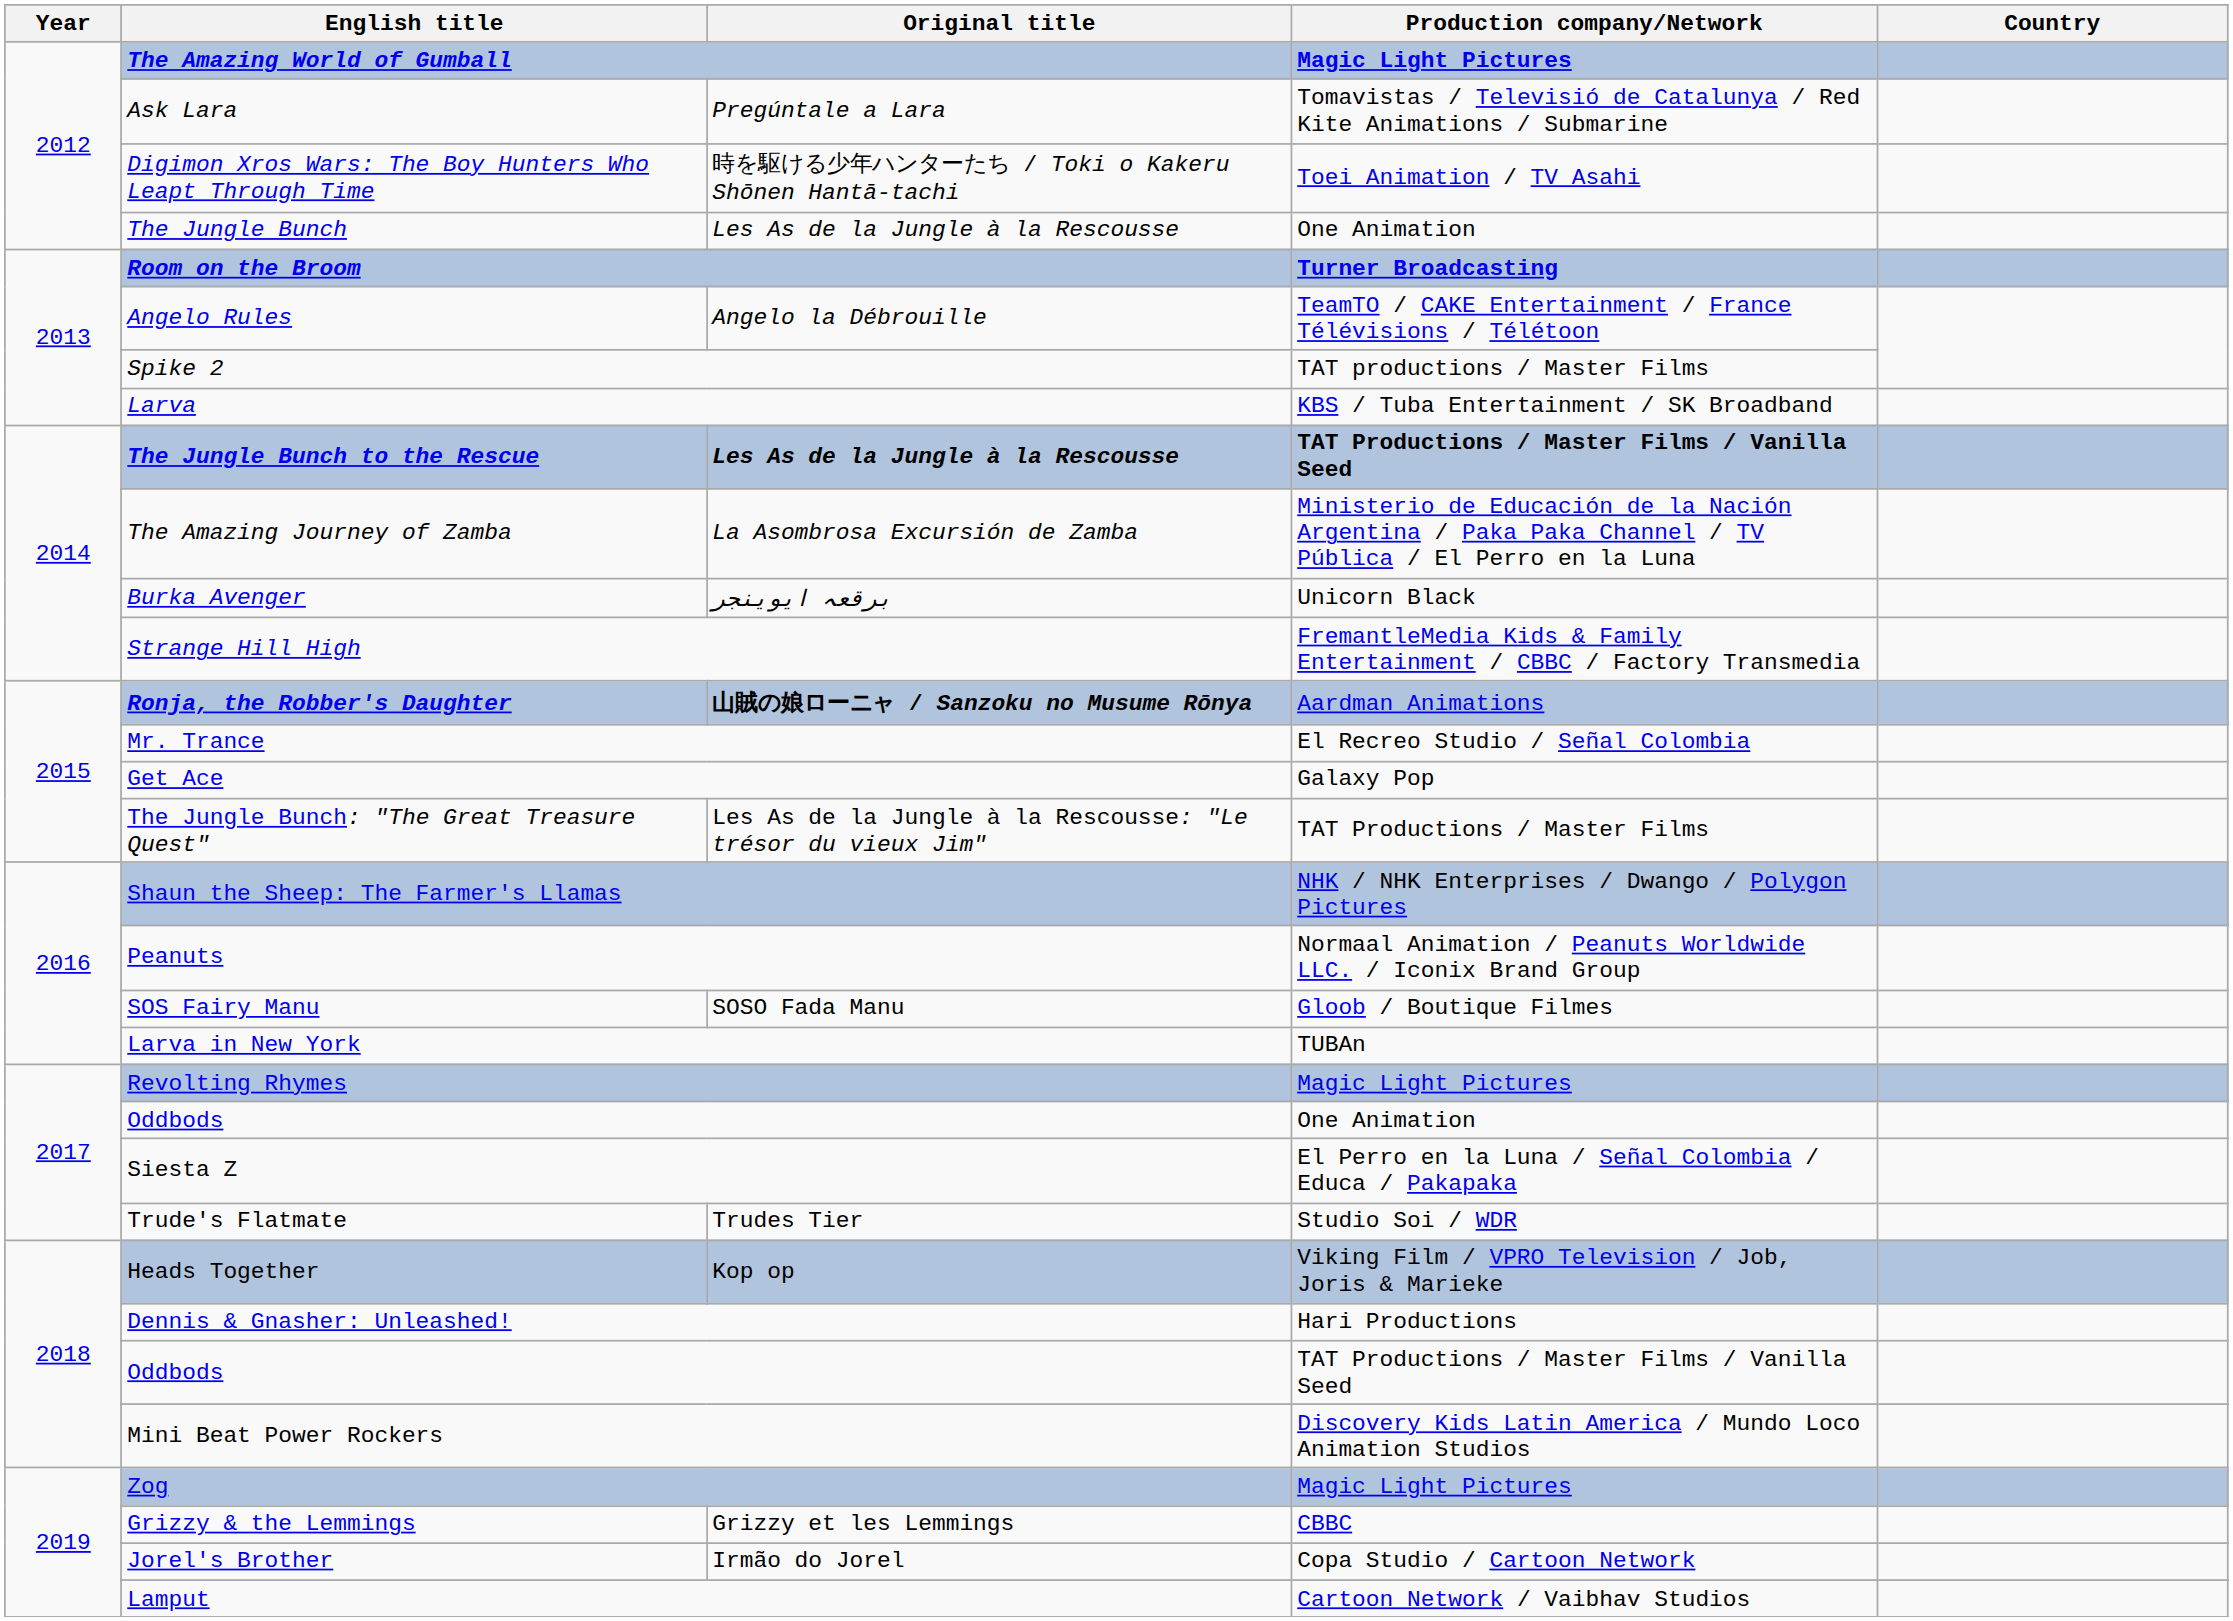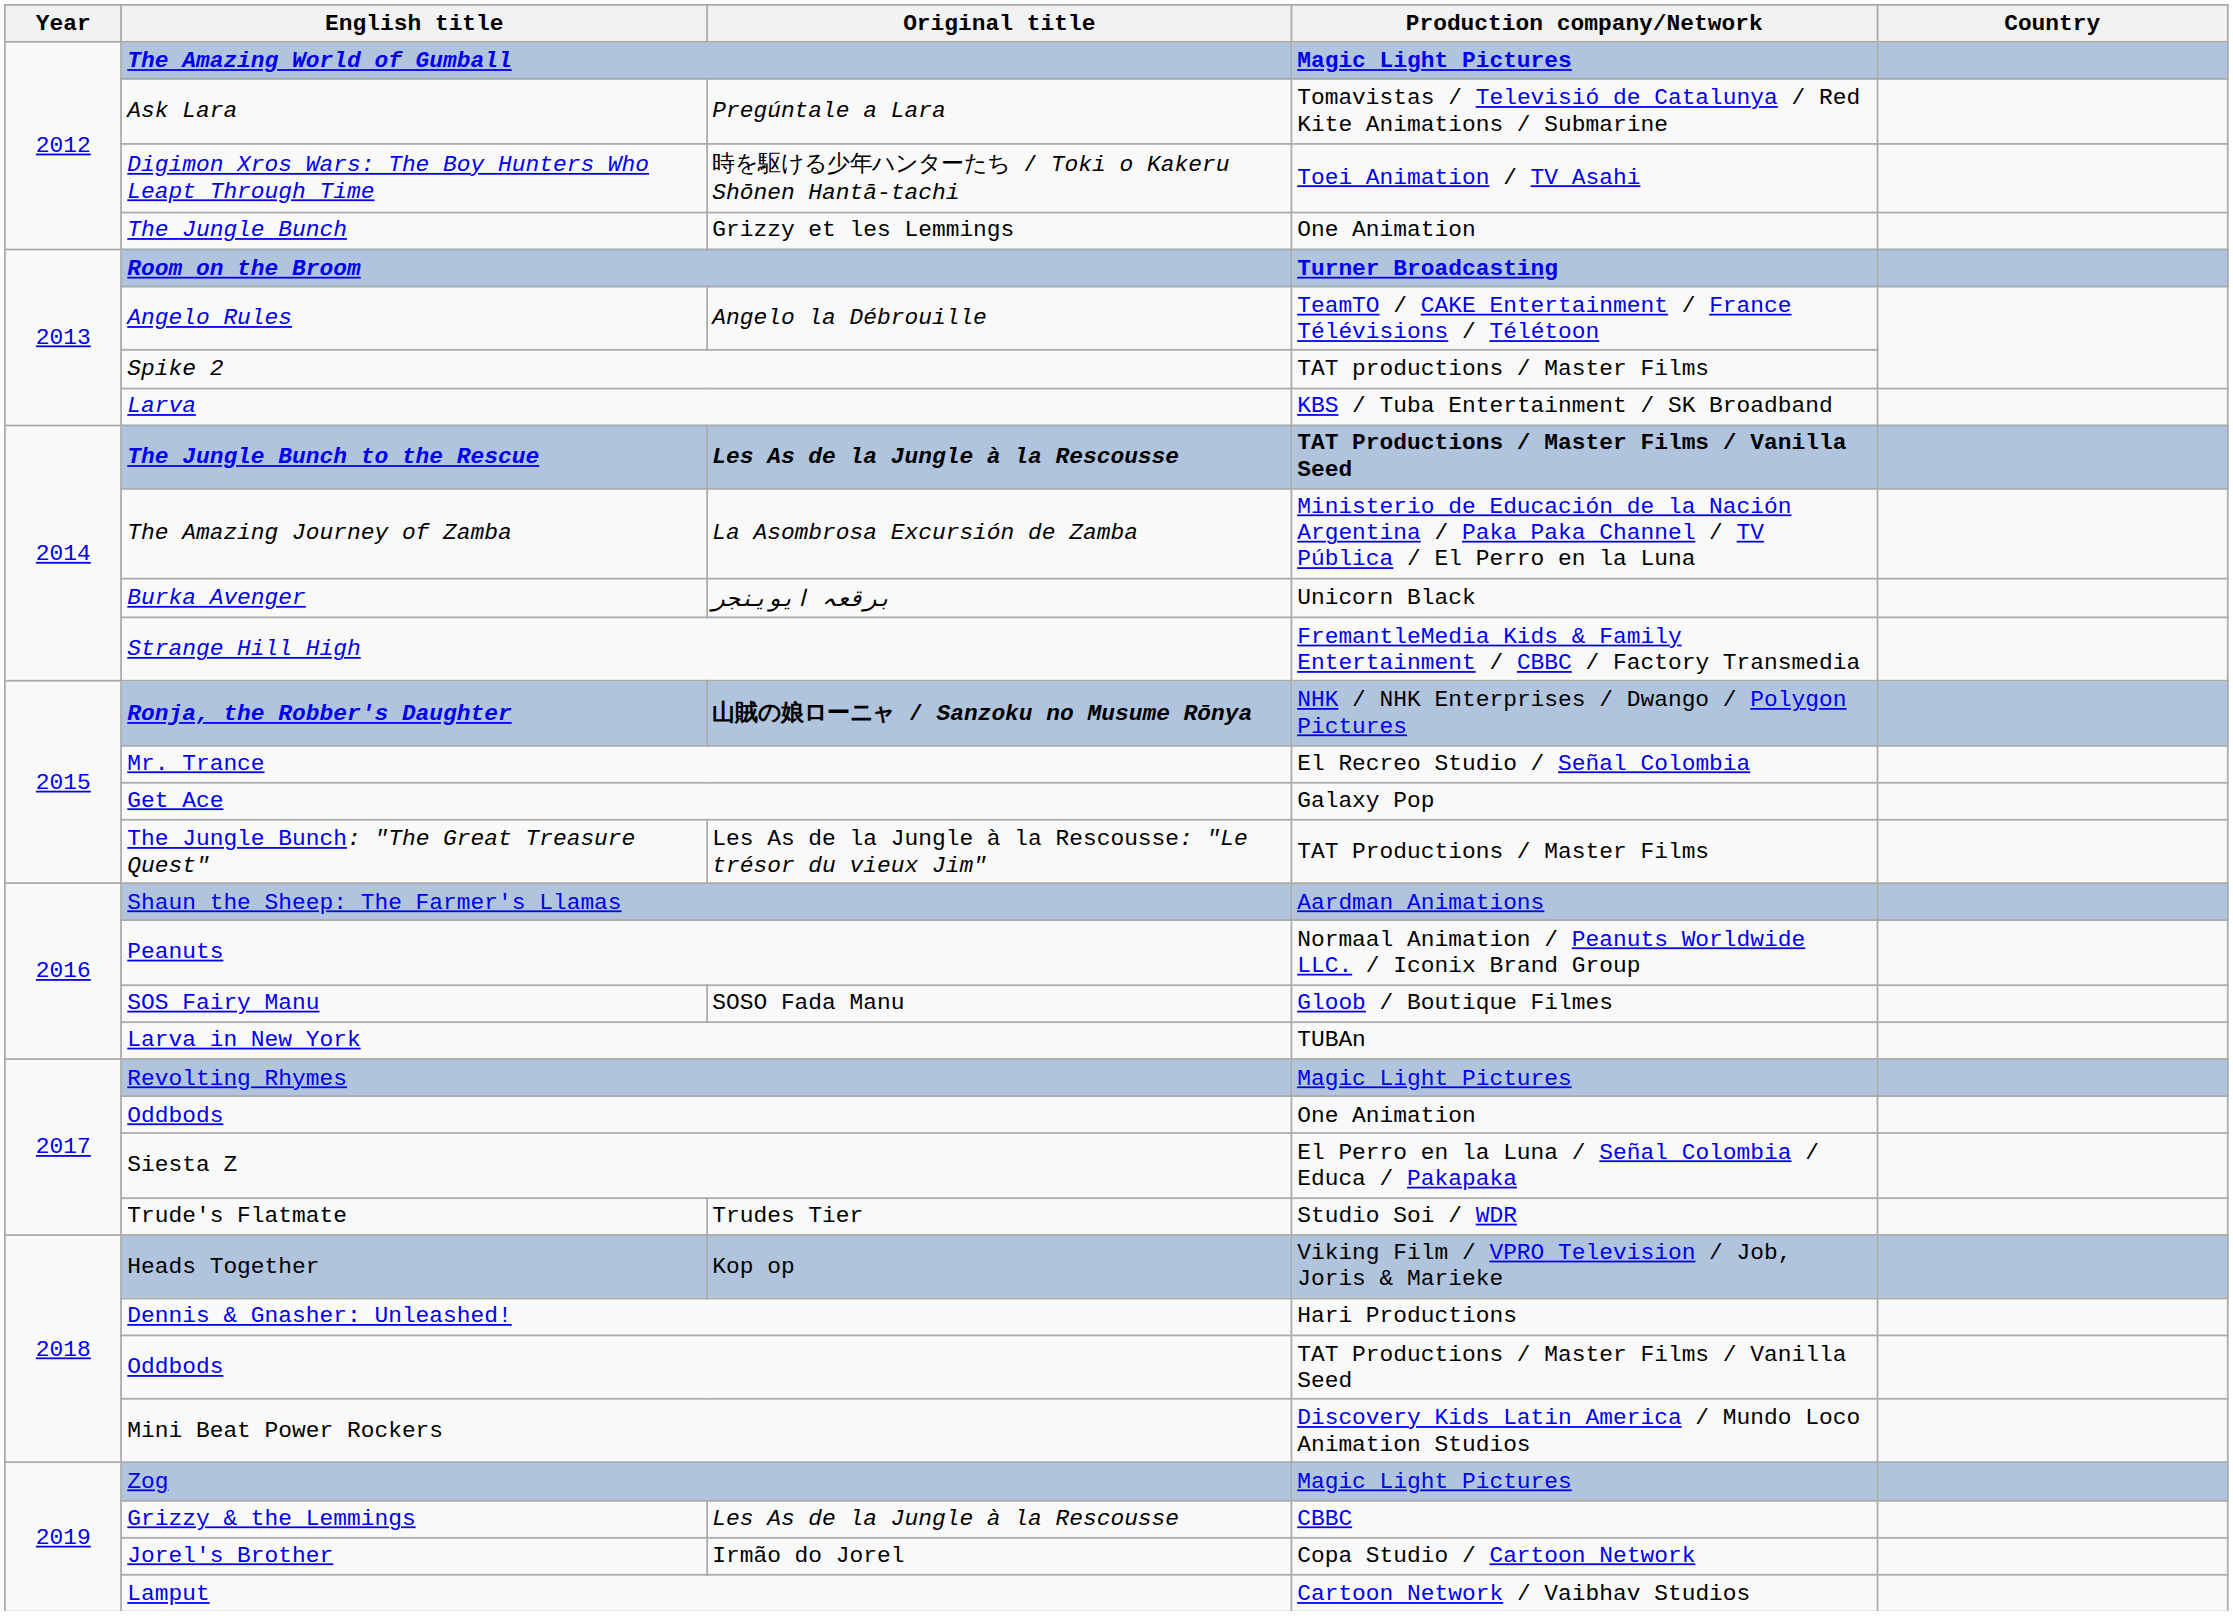(946, 231) Les As de la Jungle à la Rescousse -> (863, 231) Grizzy et les Lemmings
(1421, 703) Aardman Animations -> (1572, 713) NHK / NHK Enterprises / Dwango / Polygon Pictures
(1572, 894) NHK / NHK Enterprises / Dwango / Polygon Pictures -> (1421, 902) Aardman Animations
(863, 1524) Grizzy et les Lemmings -> (946, 1519) Les As de la Jungle à la Rescousse
